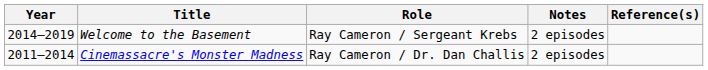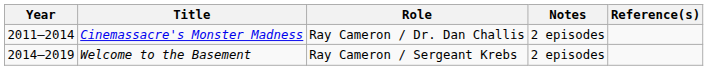rows swapped: (192, 55) <-> (166, 35)
